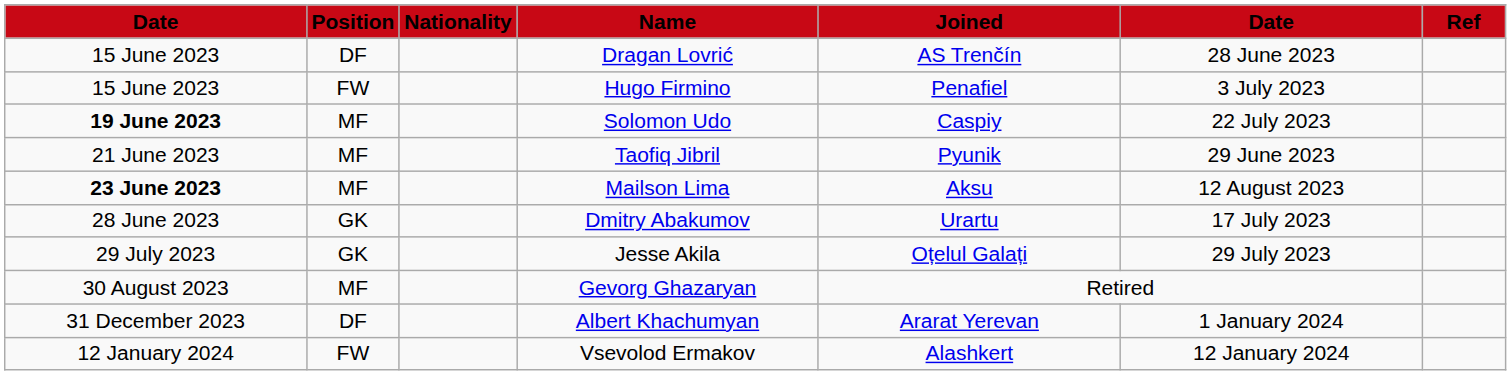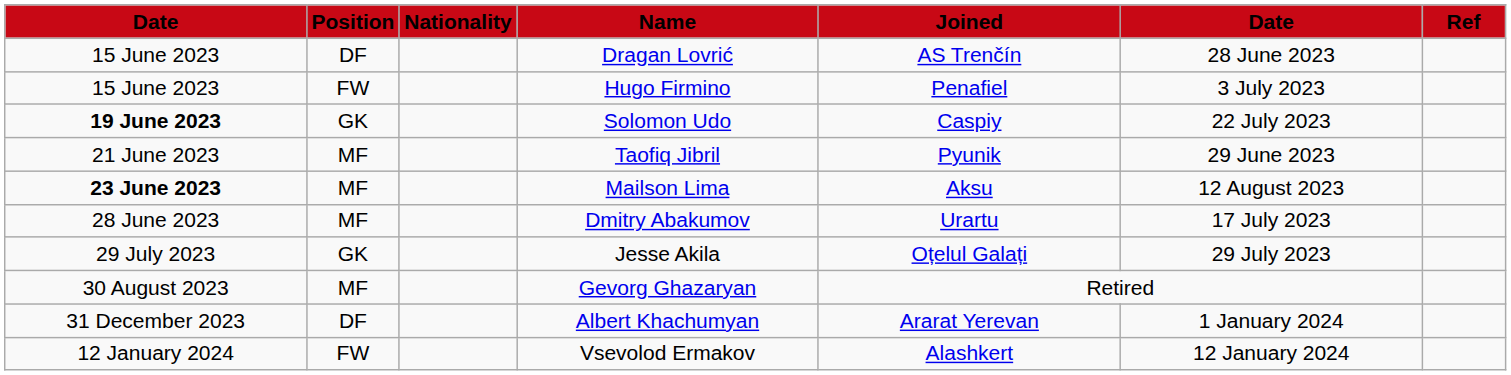(353, 121) MF -> (353, 121) GK
(353, 221) GK -> (353, 221) MF
